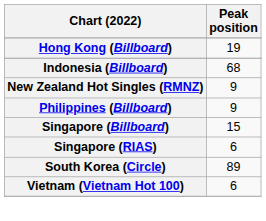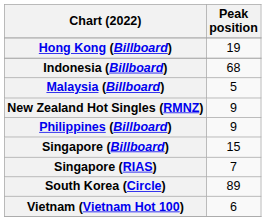+ row: (105, 87)
(234, 147) 6 -> (234, 166) 7
